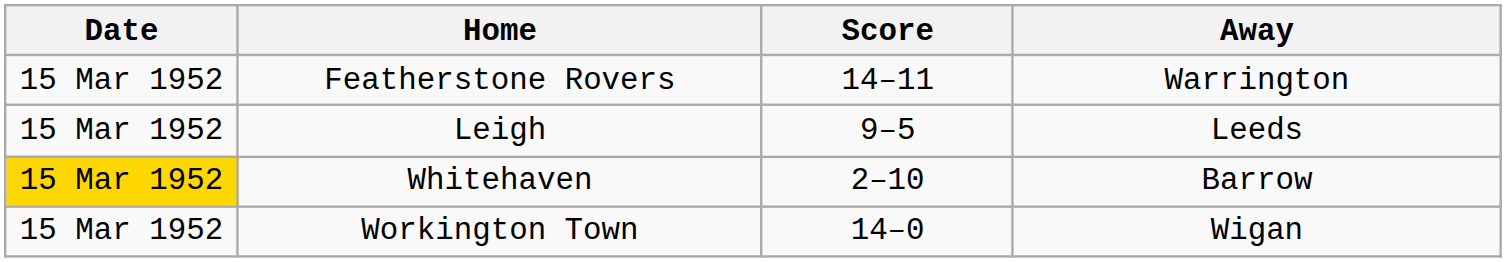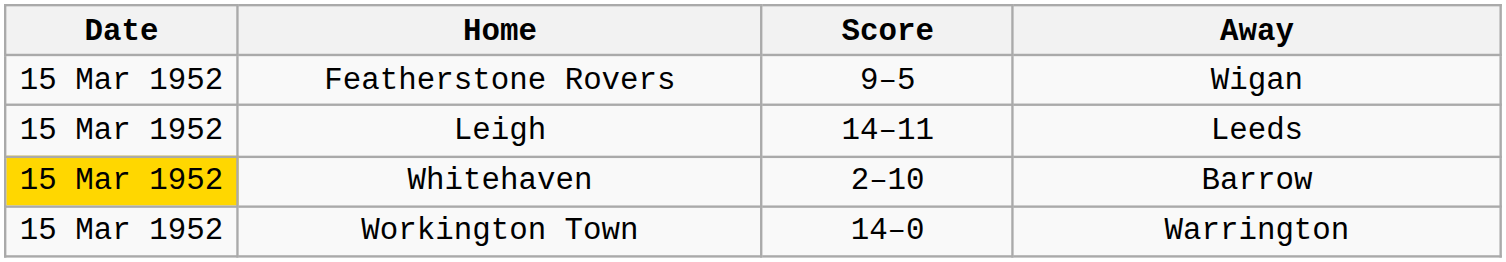(888, 81) 14–11 -> (888, 81) 9–5
(1257, 81) Warrington -> (1257, 81) Wigan
(888, 131) 9–5 -> (888, 131) 14–11
(1257, 231) Wigan -> (1257, 231) Warrington
